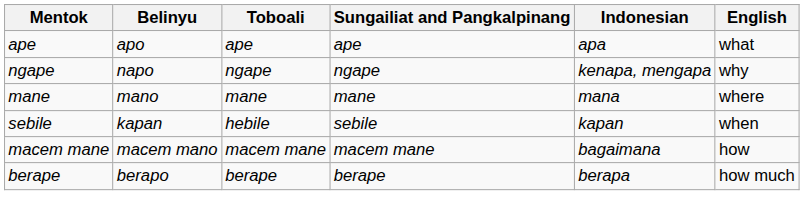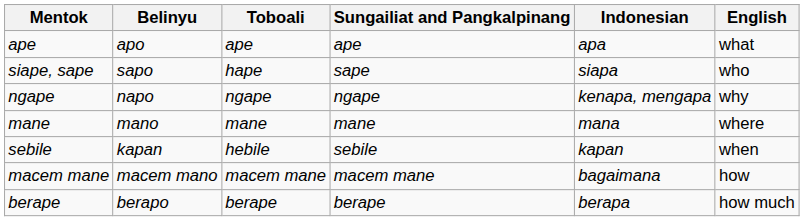+ row: (51, 70)
